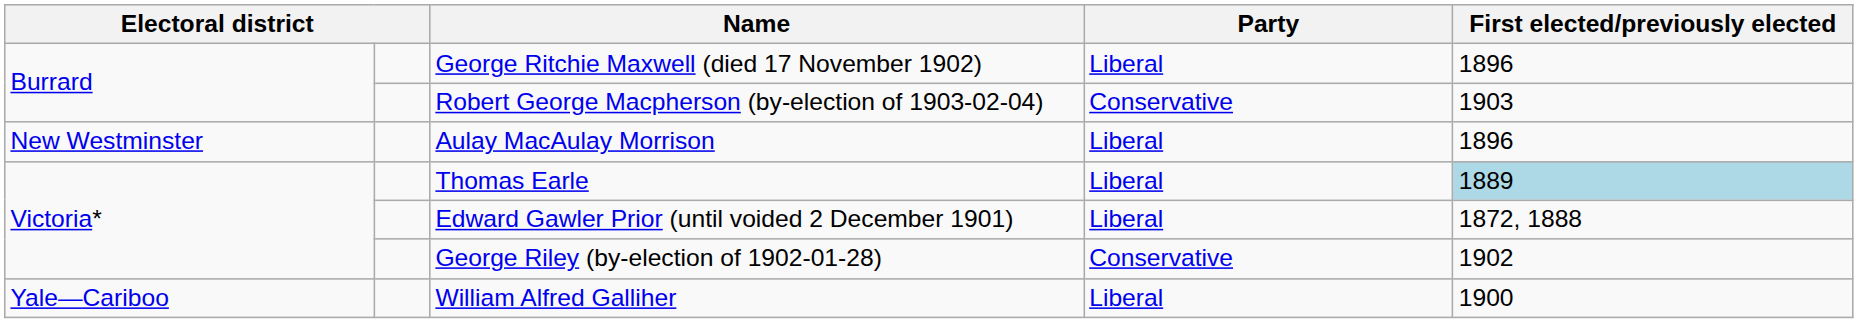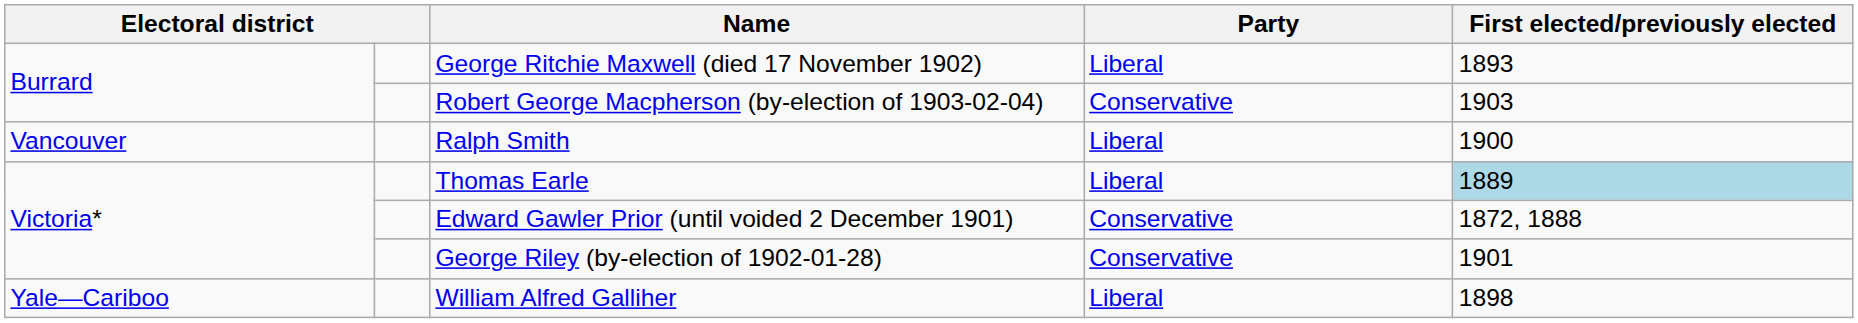(1486, 63) 1896 -> (1486, 63) 1893
- row: (575, 141)
+ row: (503, 141)
(1126, 219) Liberal -> (1161, 219) Conservative
(1486, 258) 1902 -> (1486, 258) 1901
(1486, 297) 1900 -> (1486, 297) 1898
